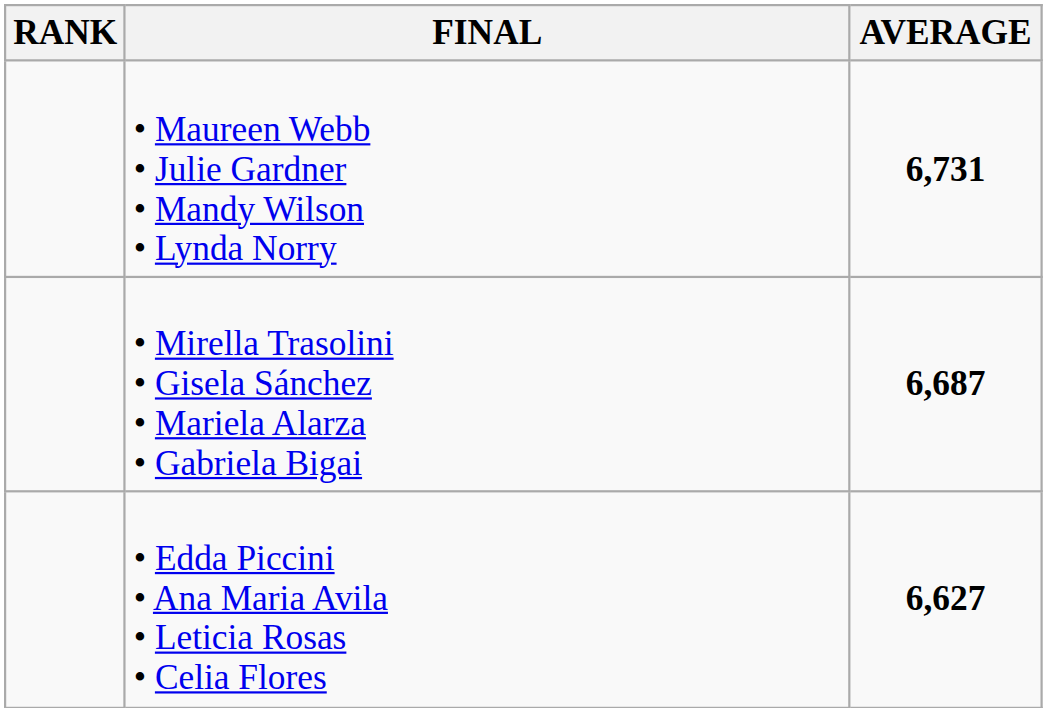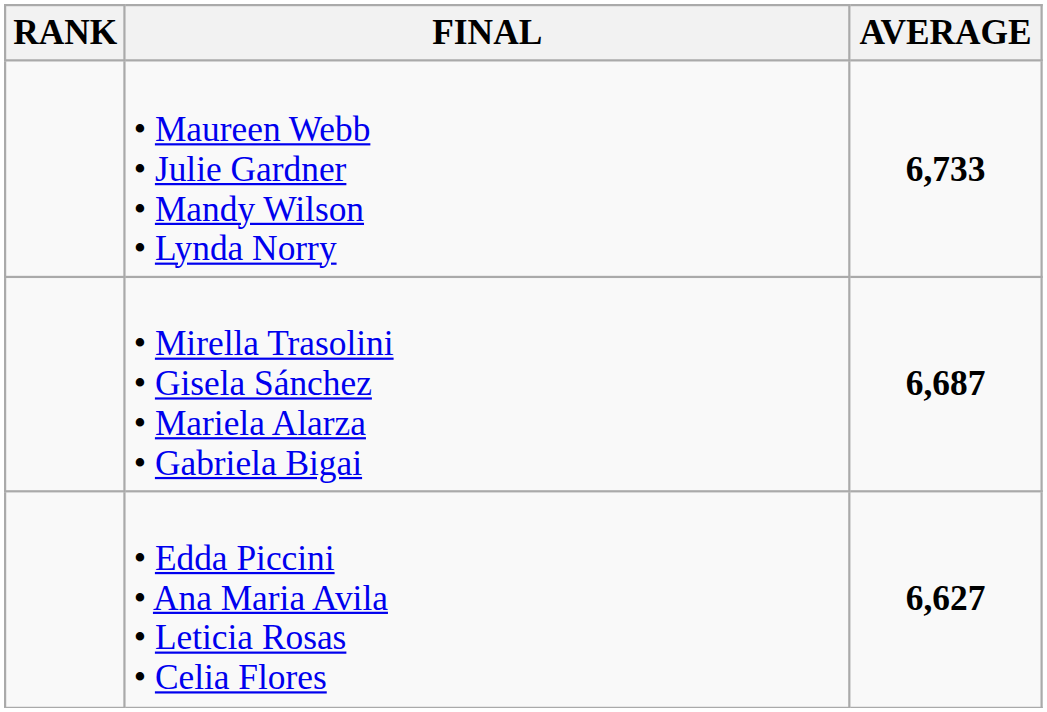(946, 168) 6,731 -> (946, 168) 6,733
